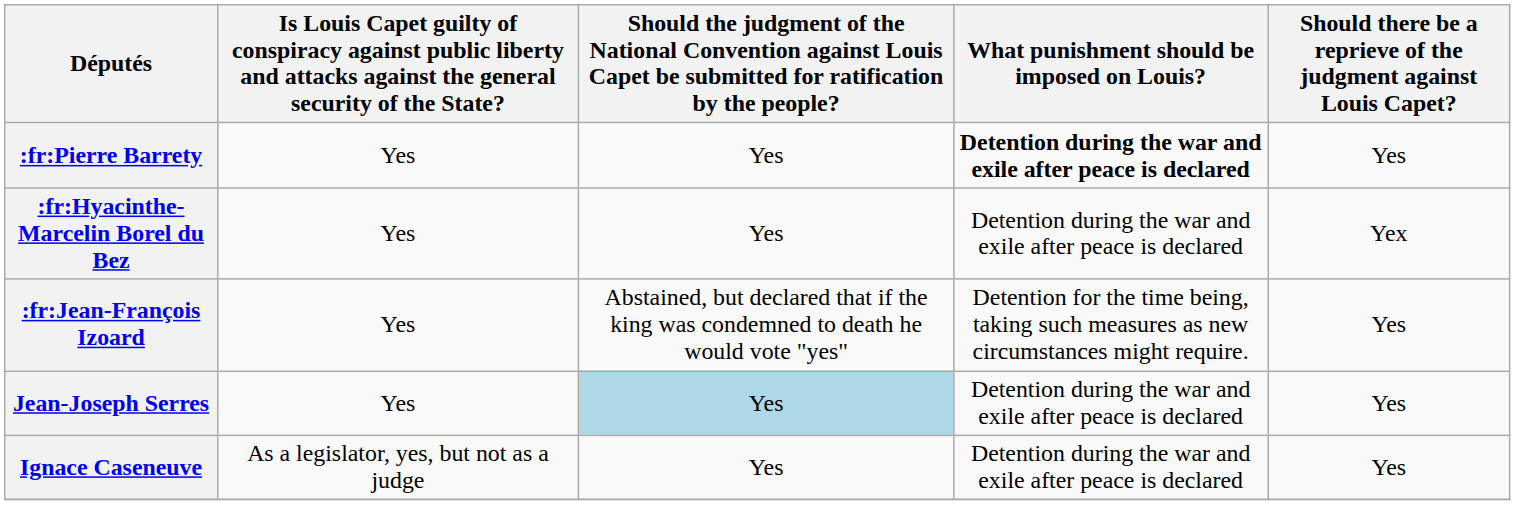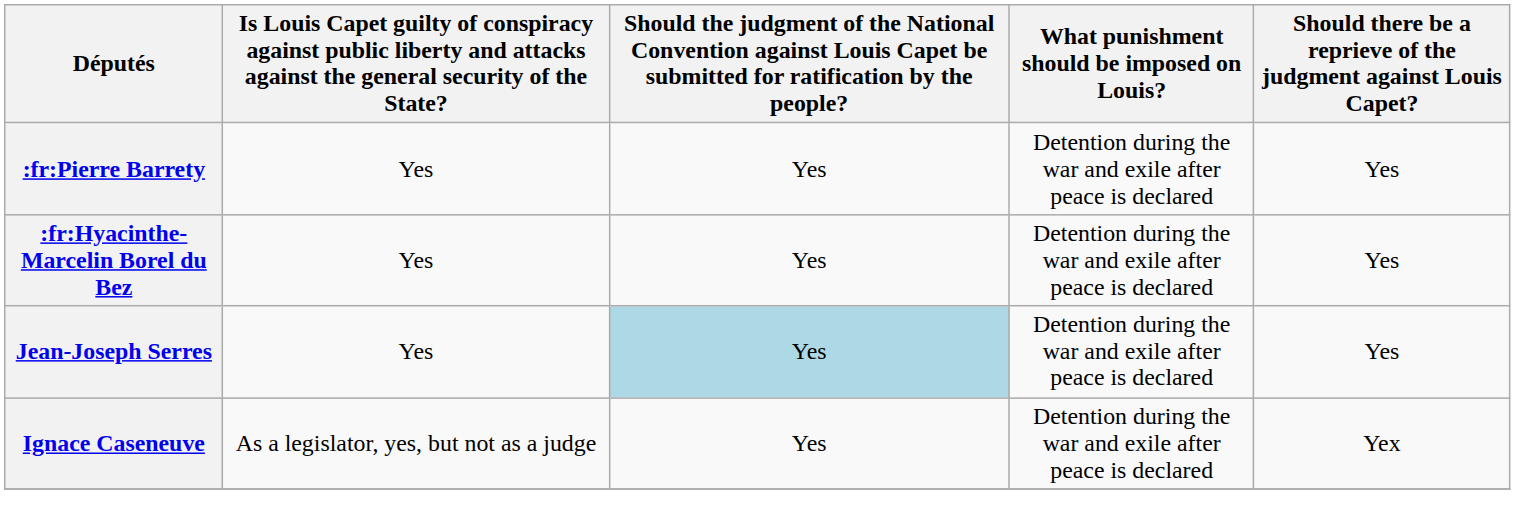(1111, 155) bold -> (1132, 168) normal
(1389, 233) Yex -> (1382, 259) Yes
- row: (111, 324)
(1389, 467) Yes -> (1382, 442) Yex
